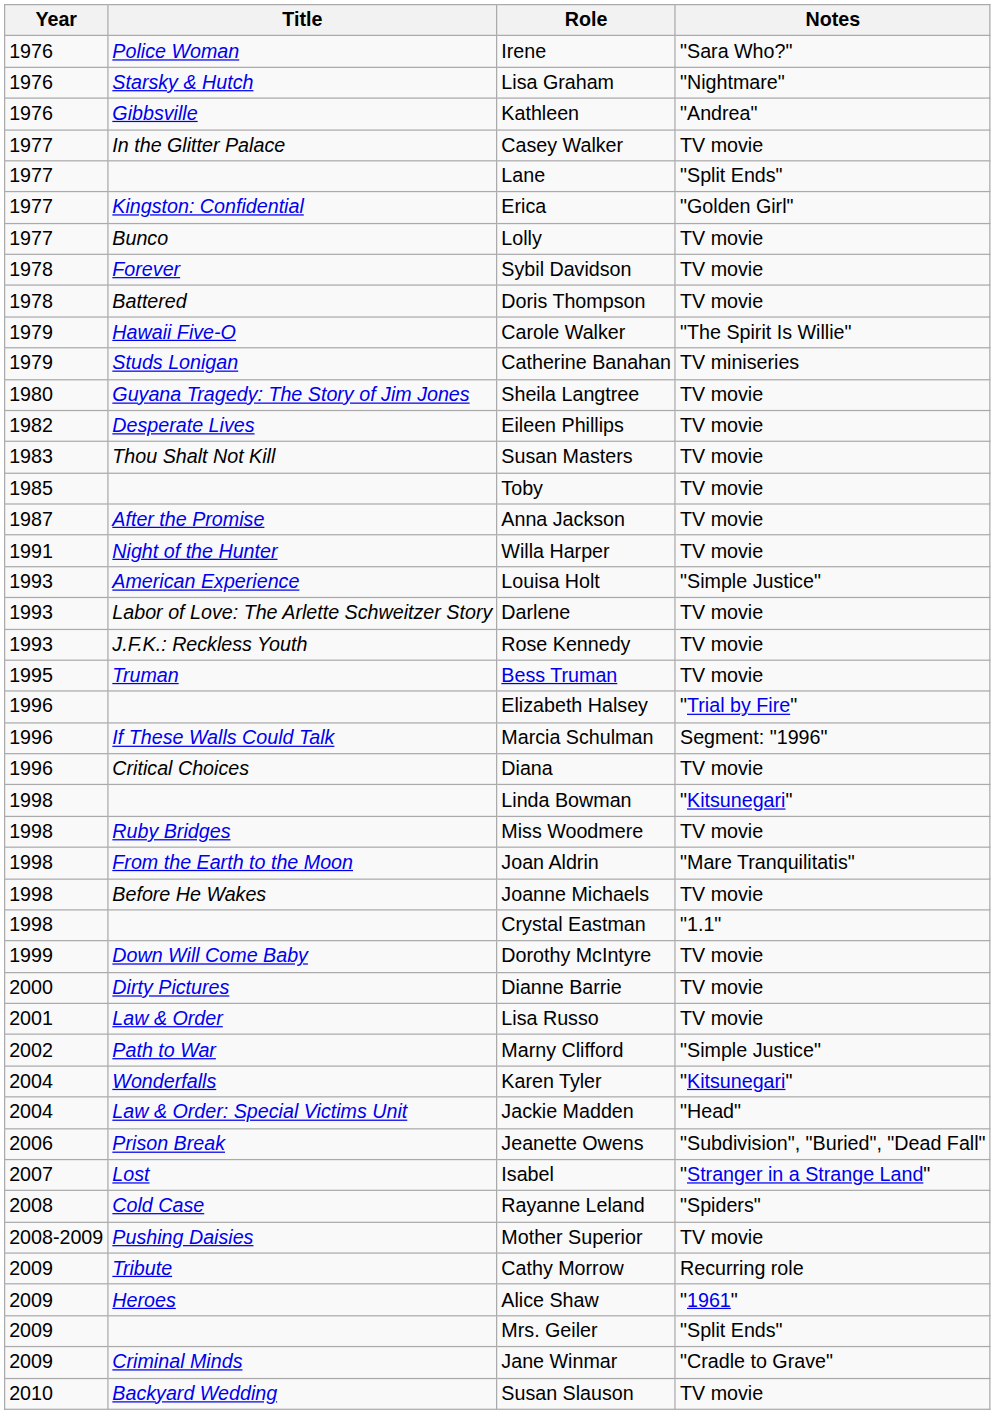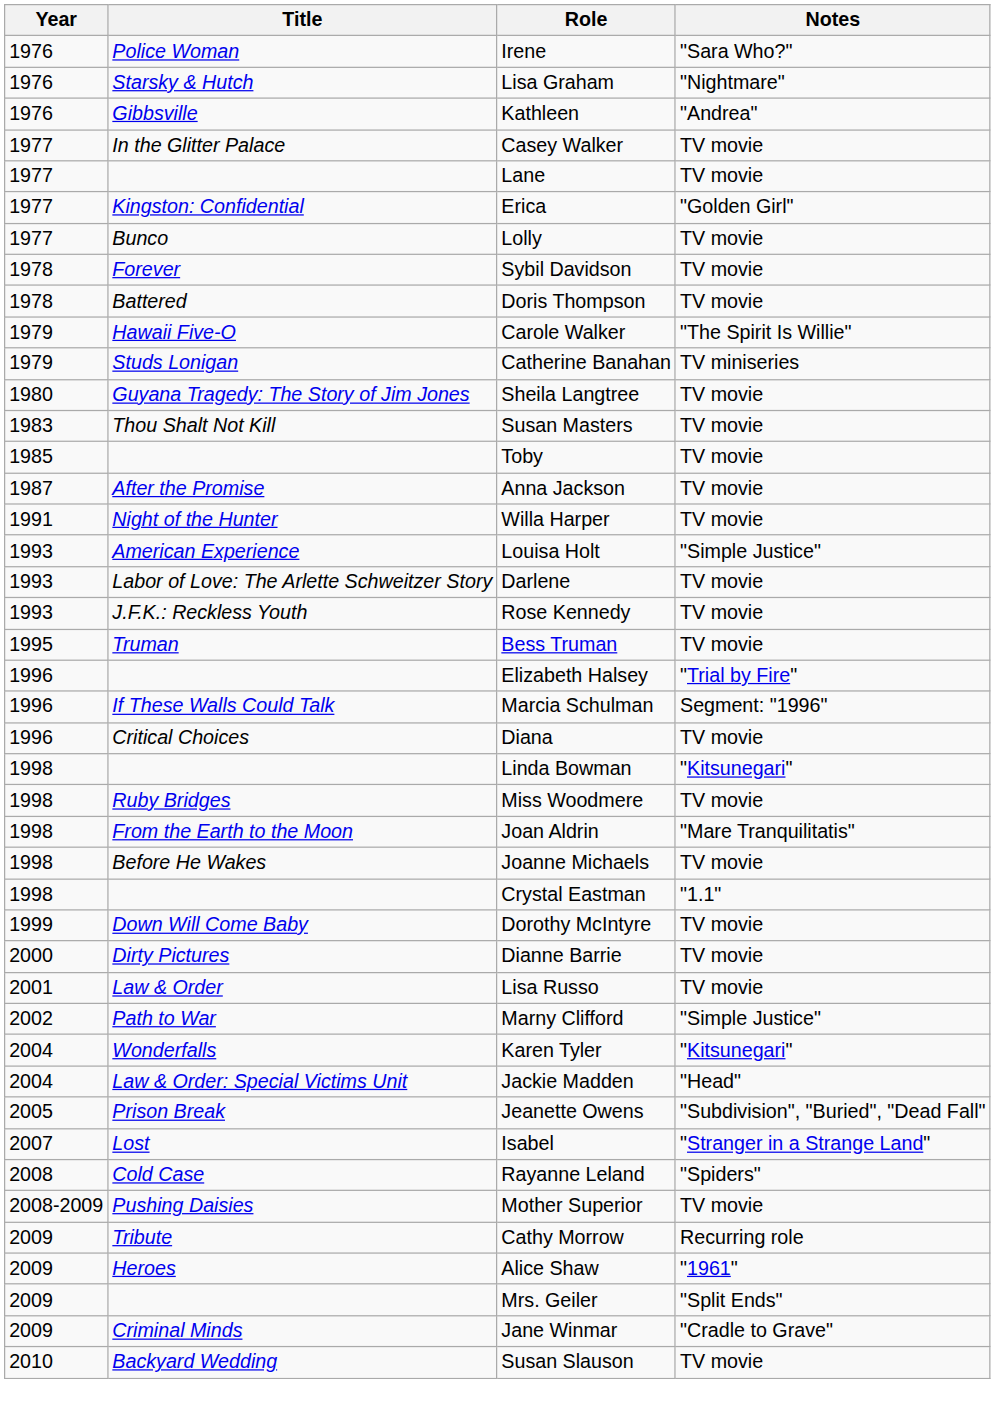(731, 176) "Split Ends" -> (722, 176) TV movie
- row: (563, 425)
(31, 1143) 2006 -> (31, 1112) 2005
